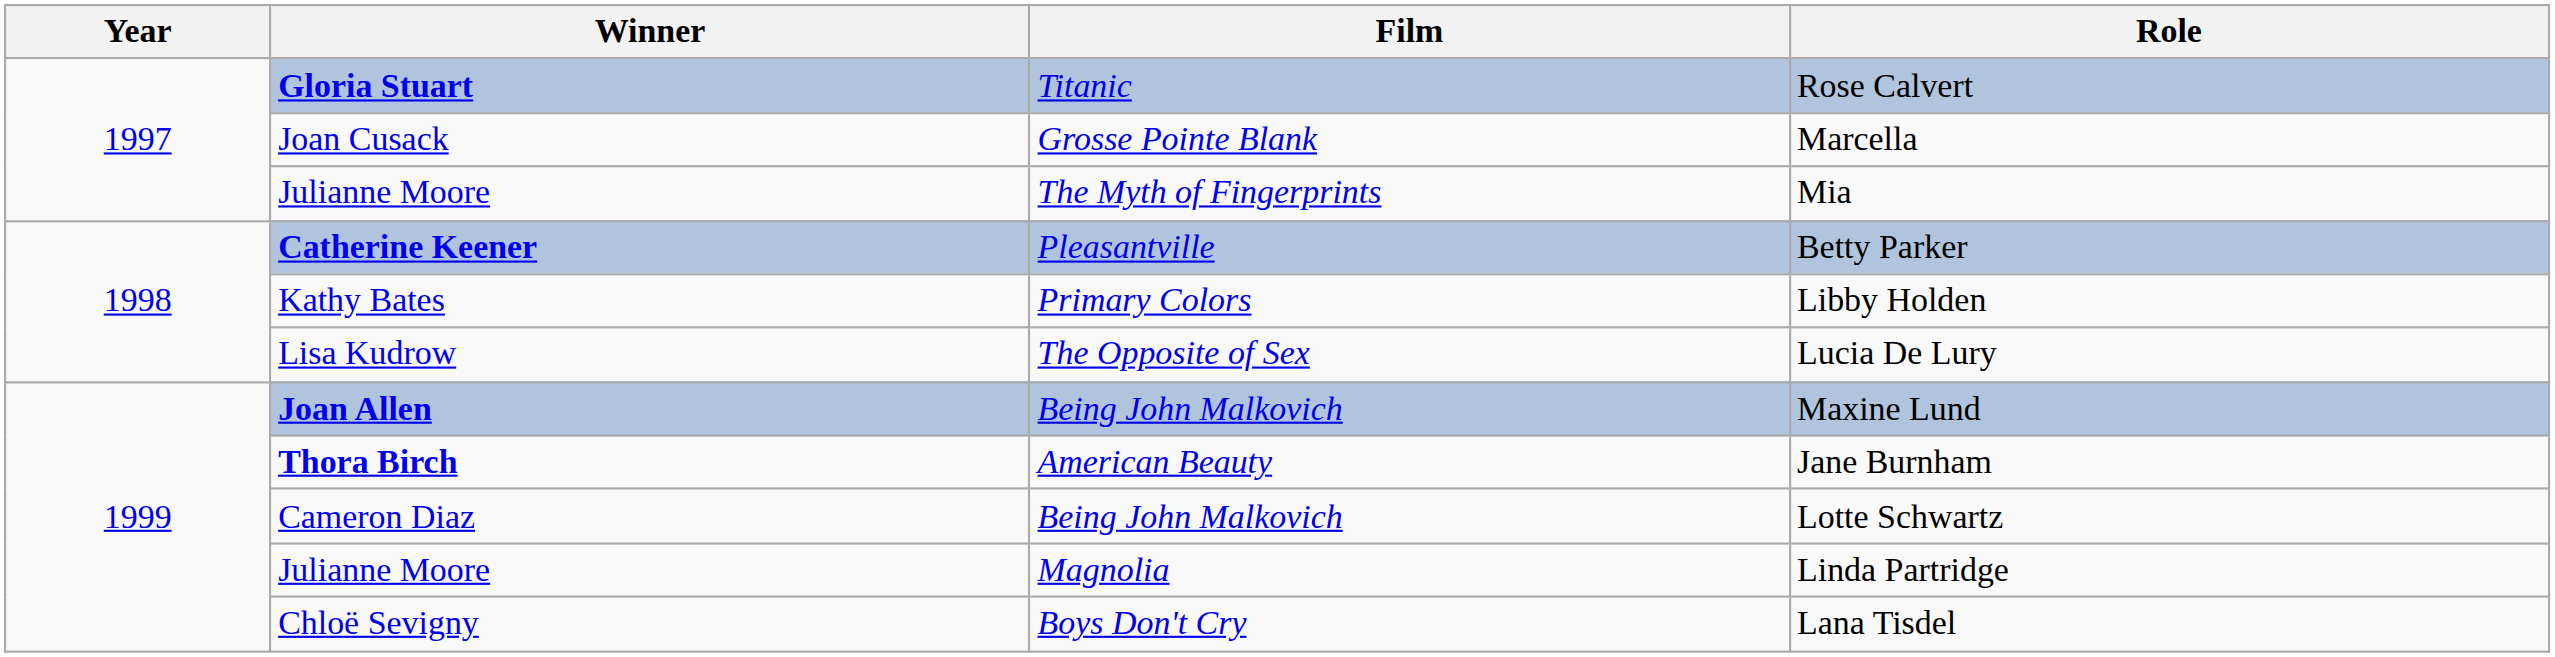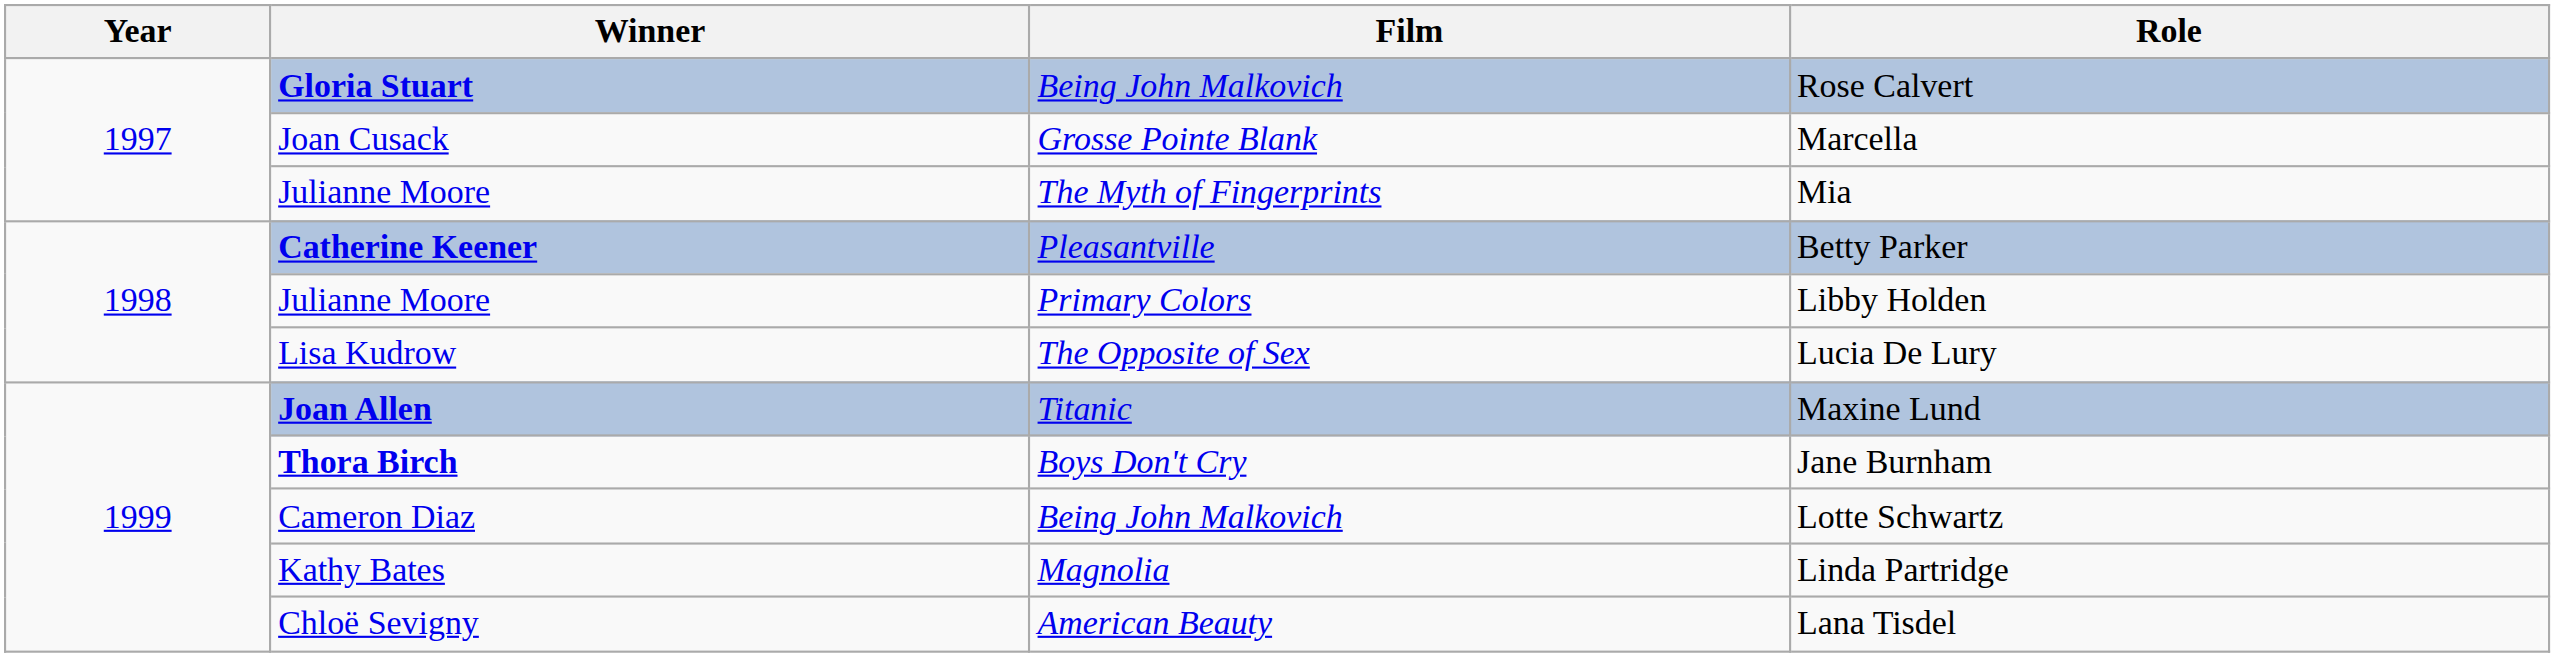(1085, 85) Titanic -> (1190, 85) Being John Malkovich
(362, 300) Kathy Bates -> (384, 300) Julianne Moore
(1190, 407) Being John Malkovich -> (1085, 407) Titanic
(1155, 461) American Beauty -> (1142, 461) Boys Don't Cry
(384, 569) Julianne Moore -> (362, 569) Kathy Bates
(1142, 623) Boys Don't Cry -> (1155, 623) American Beauty
